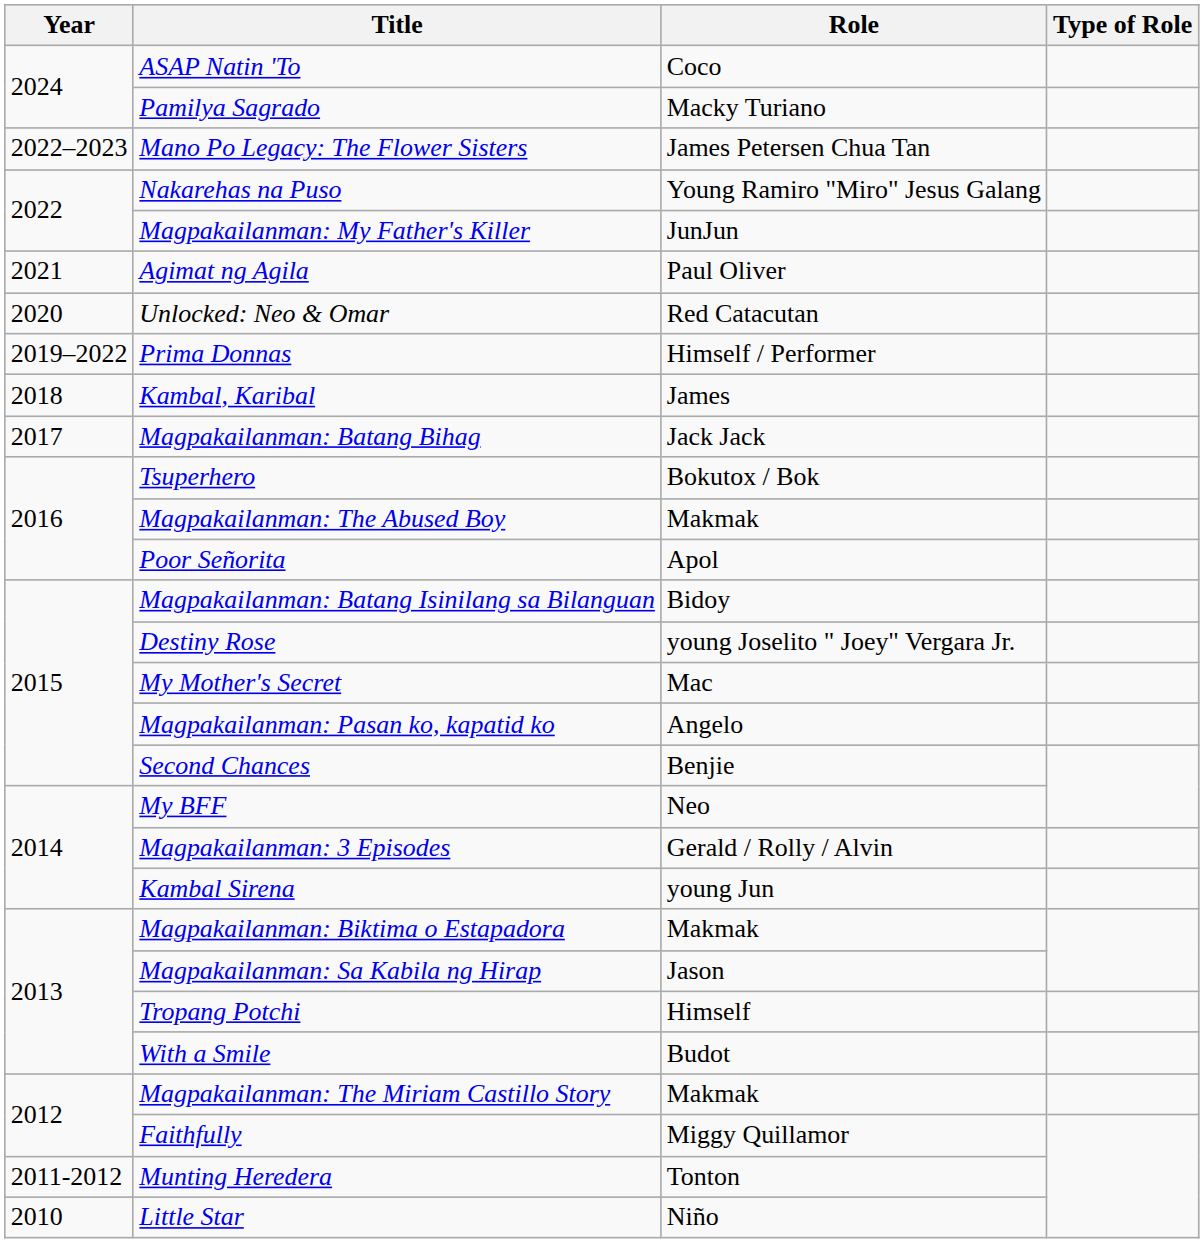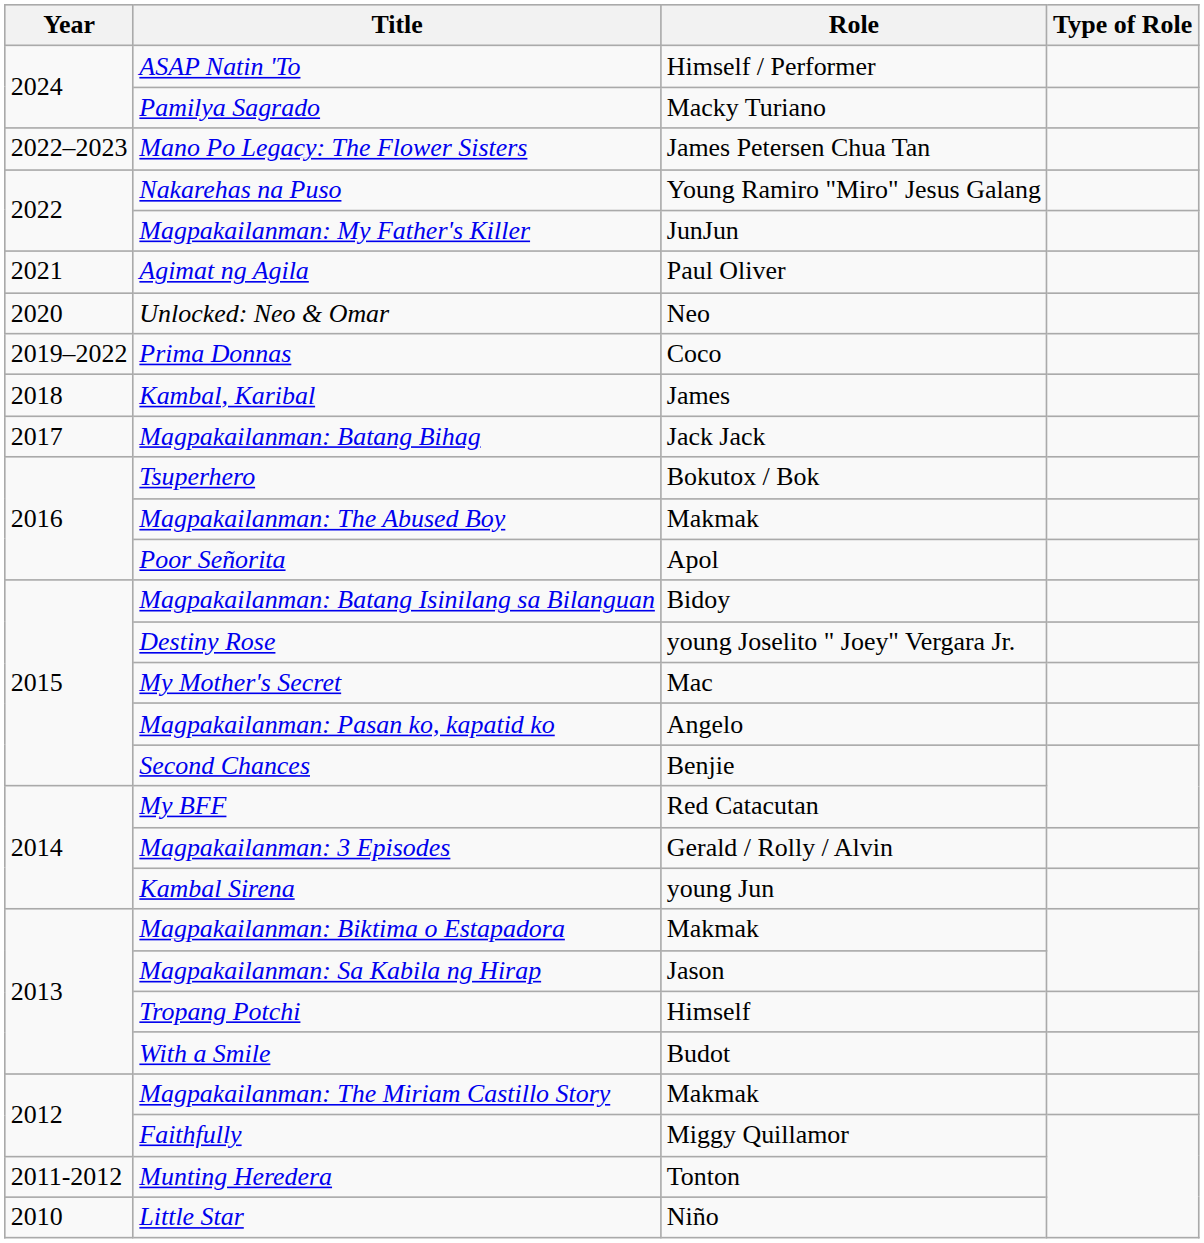(694, 66) Coco -> (771, 66) Himself / Performer
(743, 312) Red Catacutan -> (688, 312) Neo
(771, 353) Himself / Performer -> (694, 353) Coco
(688, 806) Neo -> (743, 806) Red Catacutan
